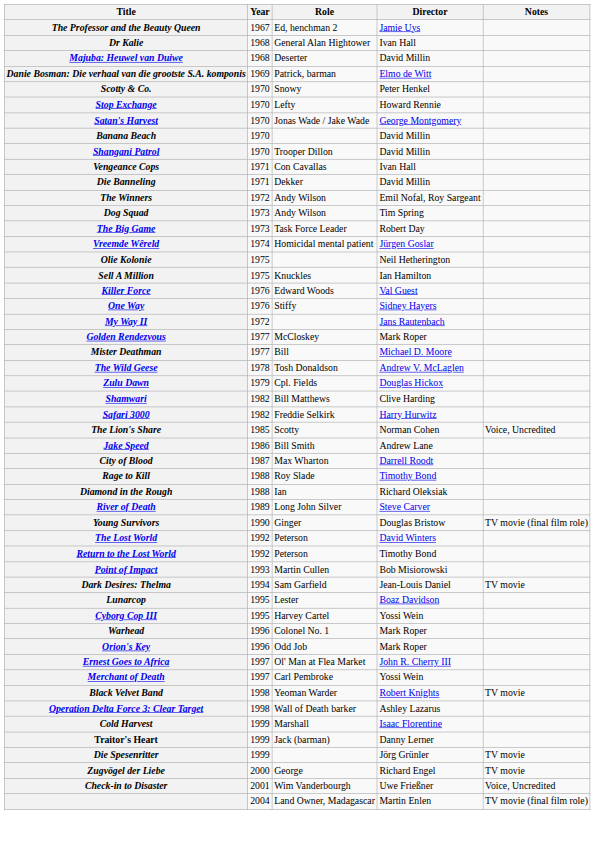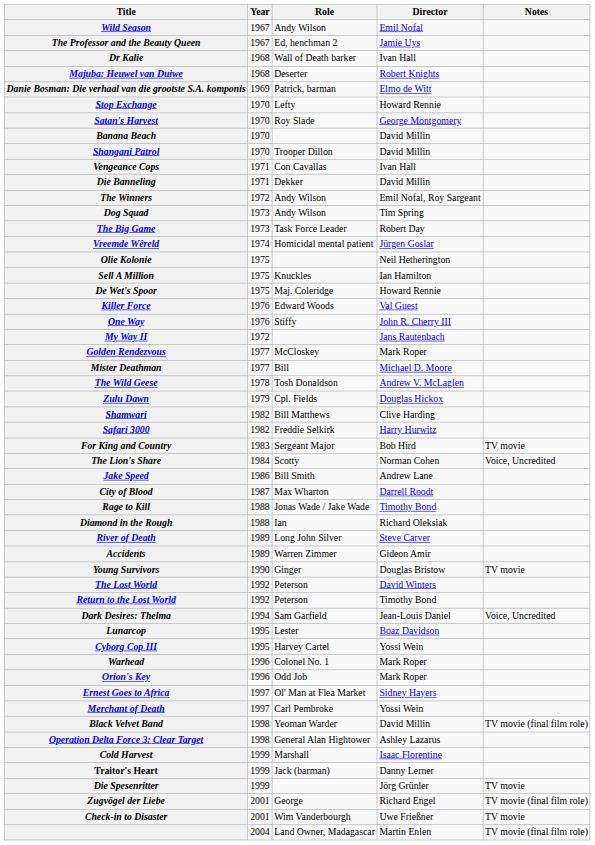+ row: (126, 27)
(322, 43) General Alan Hightower -> (315, 58) Wall of Death barker
(405, 58) David Millin -> (409, 74) Robert Knights
- row: (126, 89)
(322, 120) Jonas Wade / Jake Wade -> (294, 120) Roy Slade
+ row: (126, 290)
(408, 306) Sidney Hayers -> (415, 321) John R. Cherry III
+ row: (126, 445)
(260, 430) 1985 -> (260, 461) 1984
(294, 476) Roy Slade -> (322, 507) Jonas Wade / Jake Wade
+ row: (126, 553)
(537, 523) TV movie (final film role) -> (505, 569) TV movie
- row: (126, 569)
(505, 584) TV movie -> (520, 615) Voice, Uncredited
(415, 662) John R. Cherry III -> (408, 693) Sidney Hayers
(409, 693) Robert Knights -> (405, 724) David Millin
(505, 693) TV movie -> (537, 724) TV movie (final film role)
(315, 708) Wall of Death barker -> (322, 739) General Alan Hightower
(260, 770) 2000 -> (260, 801) 2001
(505, 770) TV movie -> (537, 801) TV movie (final film role)
(520, 786) Voice, Uncredited -> (505, 817) TV movie
